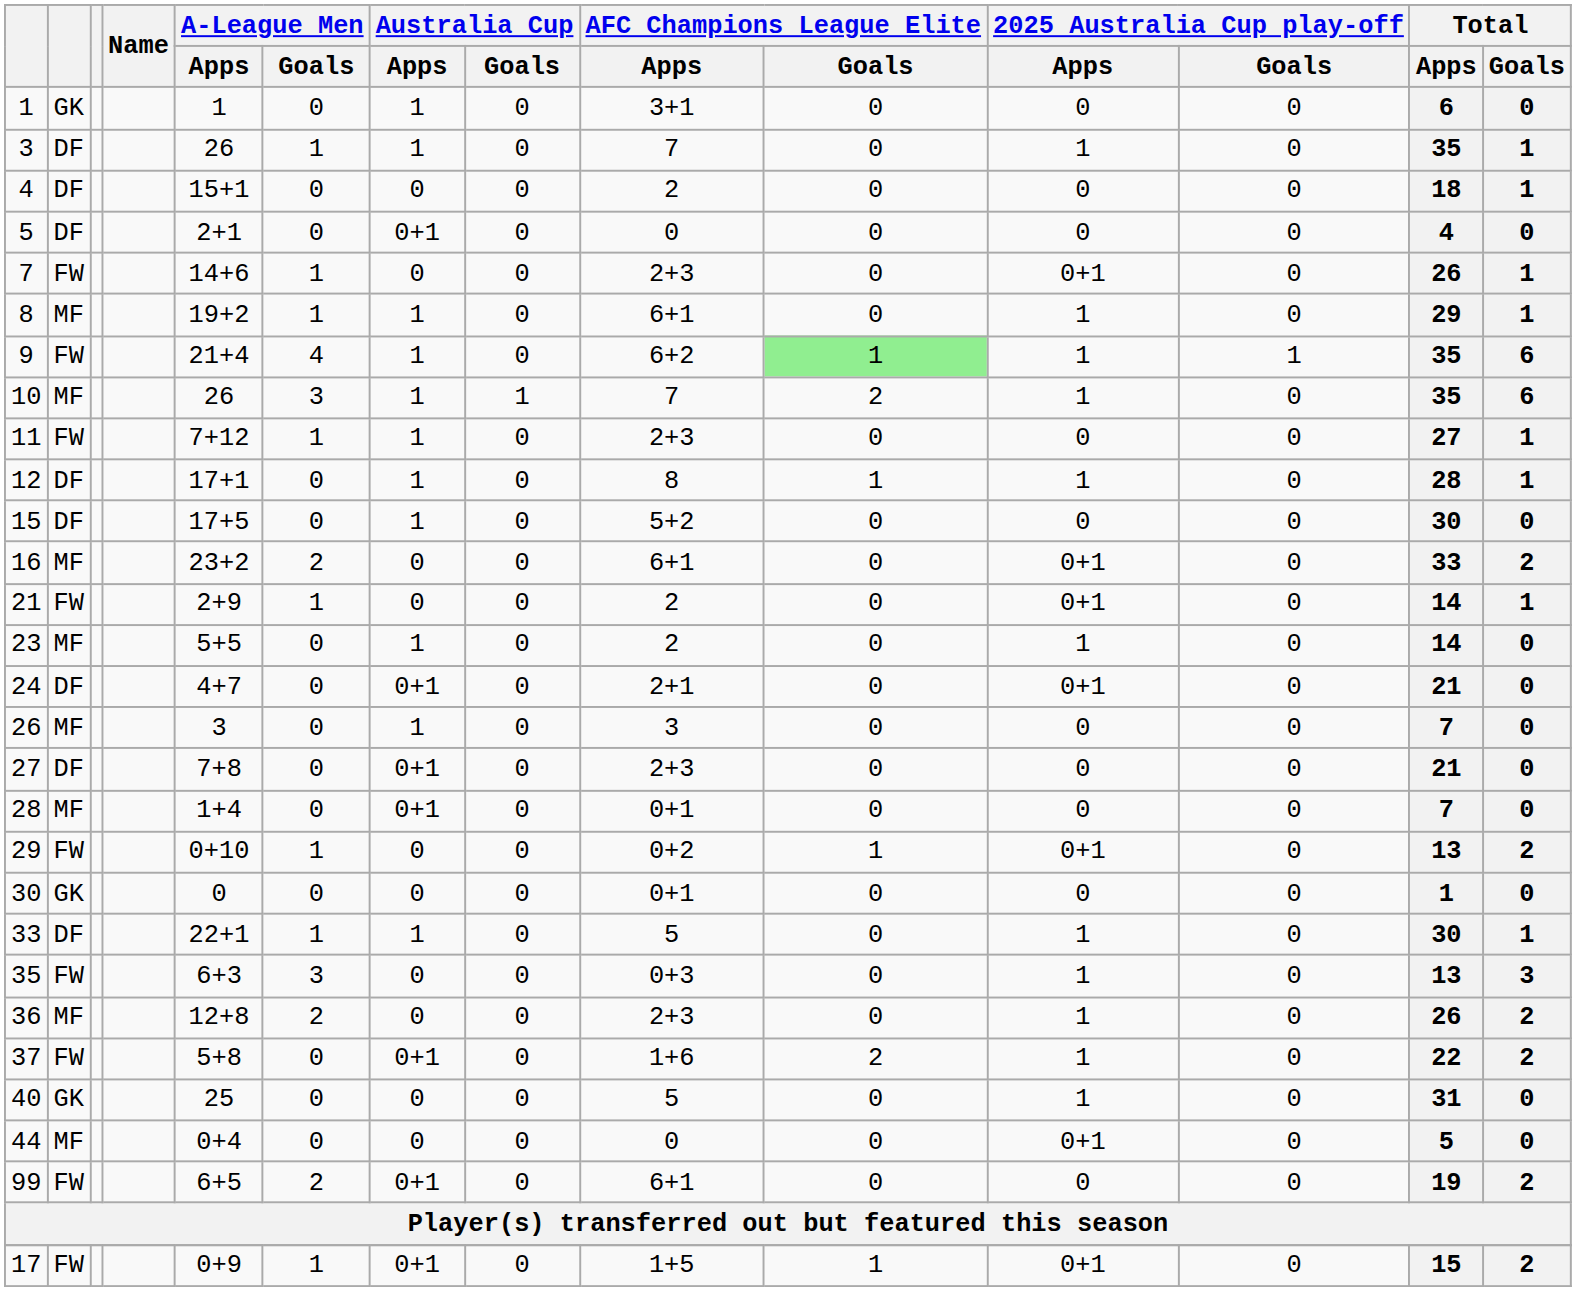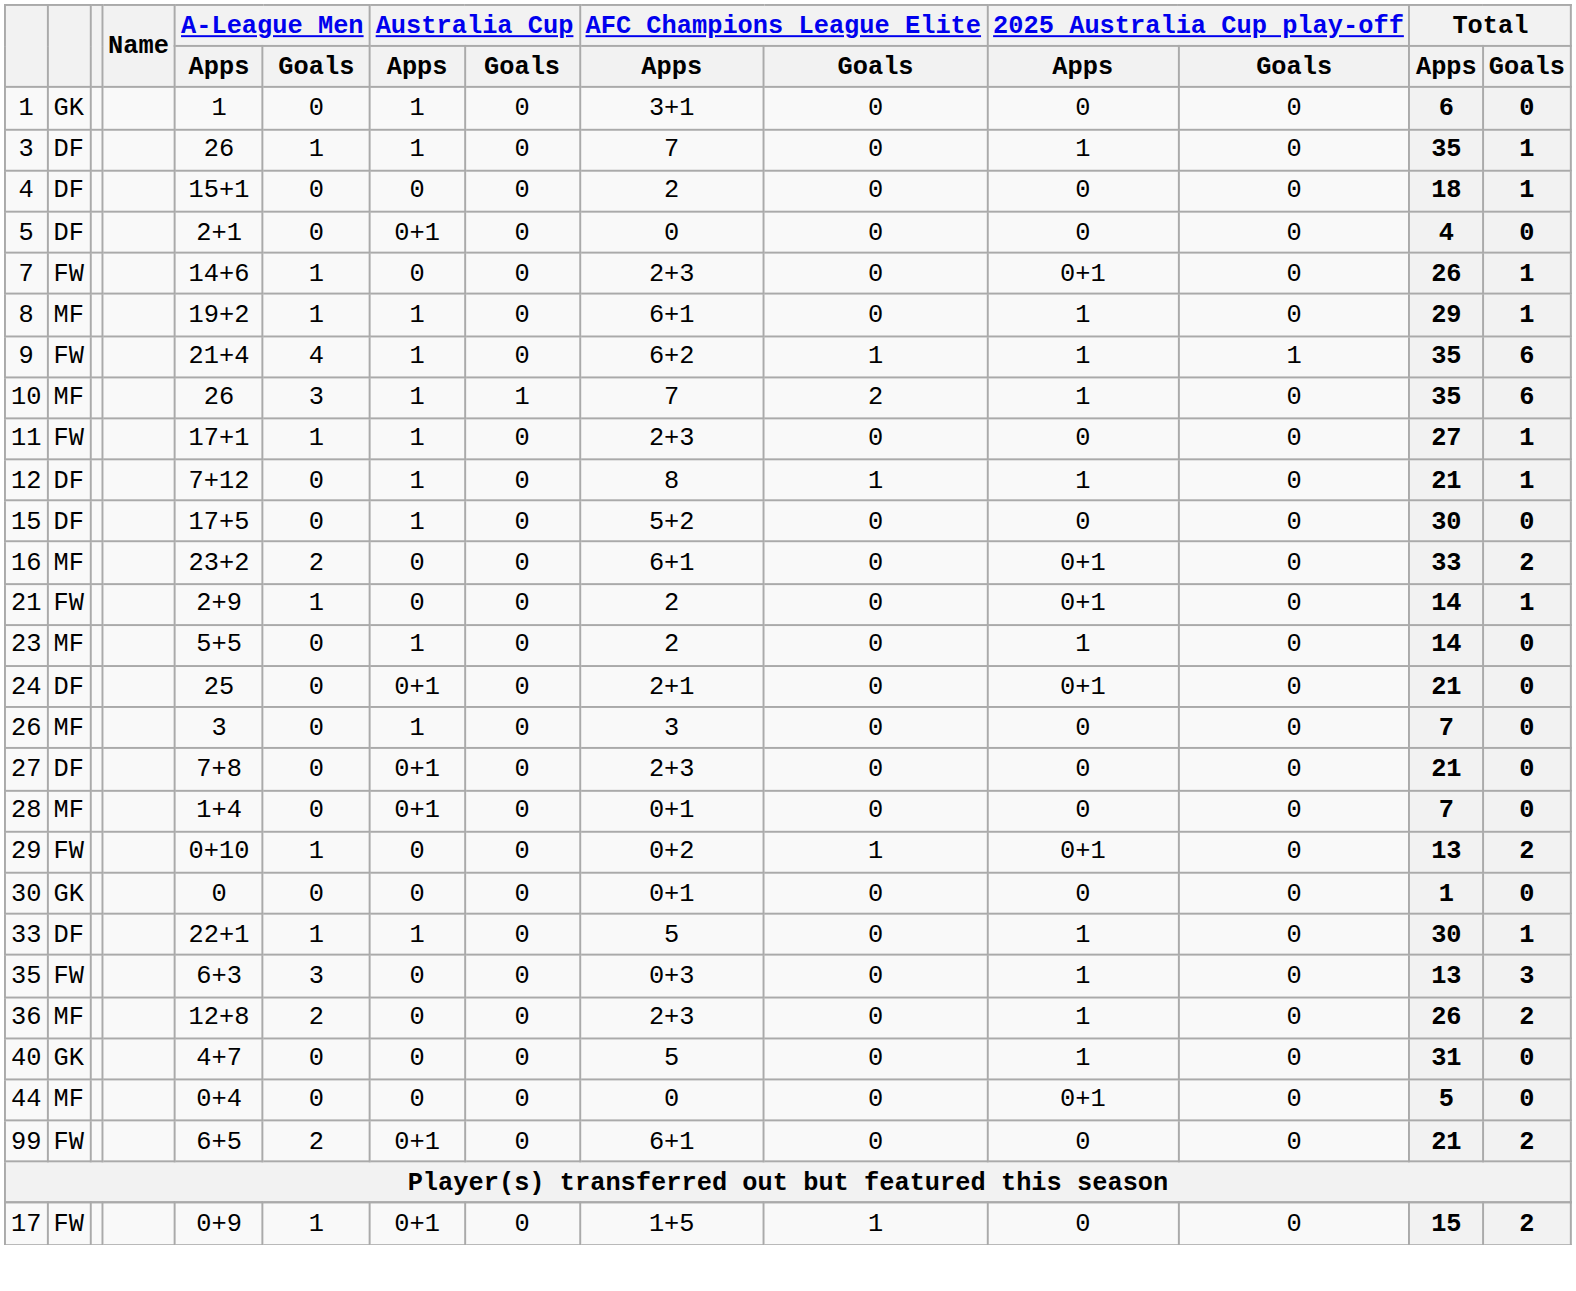(876, 356) lightgreen background -> (876, 356) no background
(219, 439) 7+12 -> (219, 439) 17+1
(219, 480) 17+1 -> (219, 480) 7+12
(1446, 480) 28 -> (1446, 480) 21
(219, 687) 4+7 -> (219, 687) 25
- row: (26, 1059)
(219, 1100) 25 -> (219, 1059) 4+7
(1446, 1182) 19 -> (1446, 1141) 21
(1083, 1265) 0+1 -> (1083, 1224) 0
